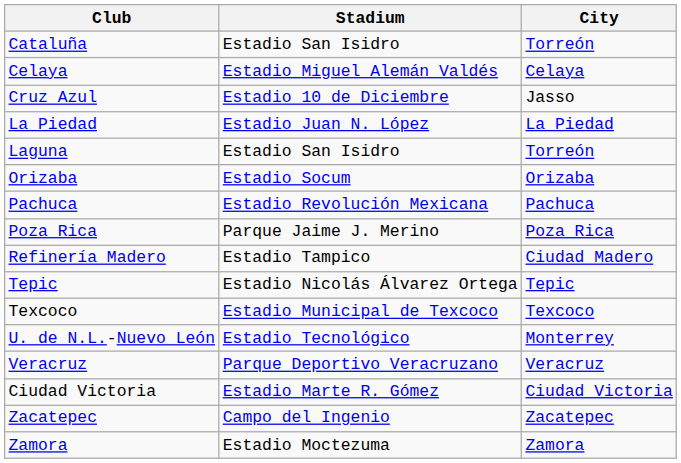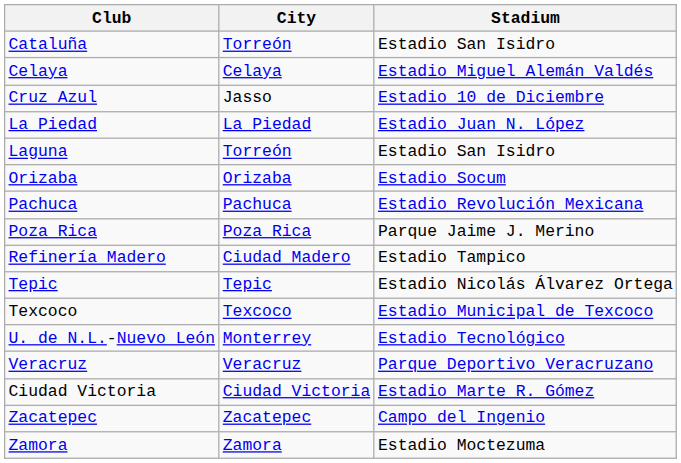columns swapped: (599, 18) <-> (370, 18)
